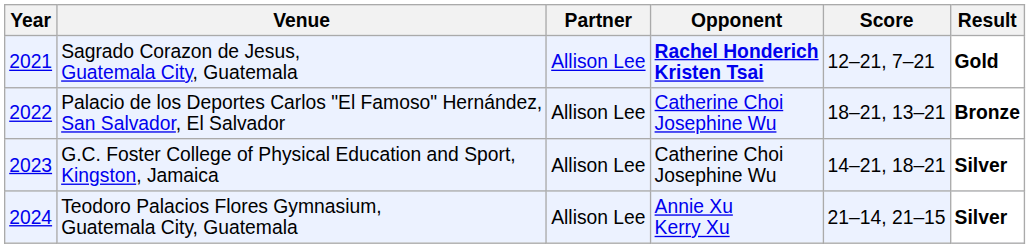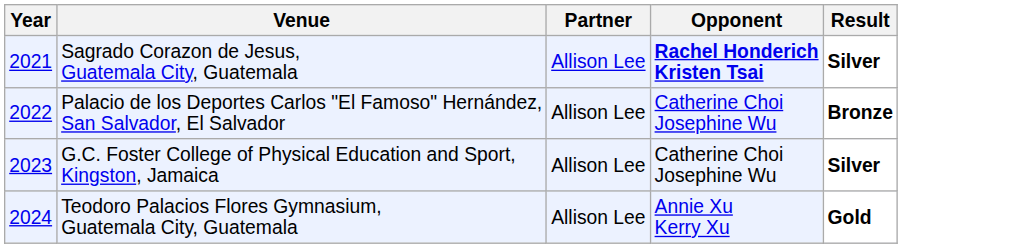- column: (887, 20)
(977, 62) Gold -> (854, 62) Silver
(981, 217) Silver -> (850, 217) Gold
